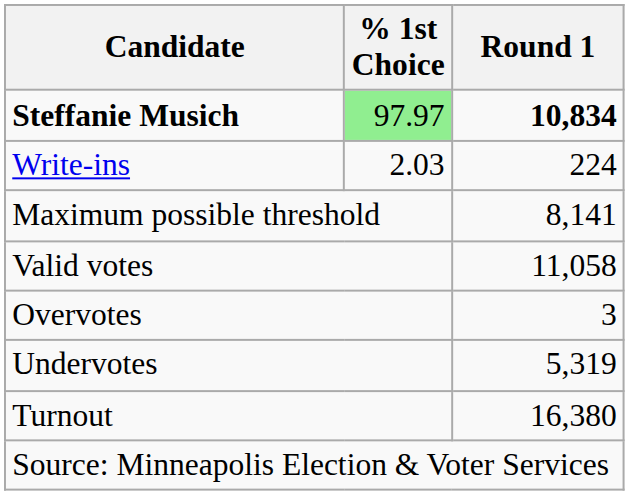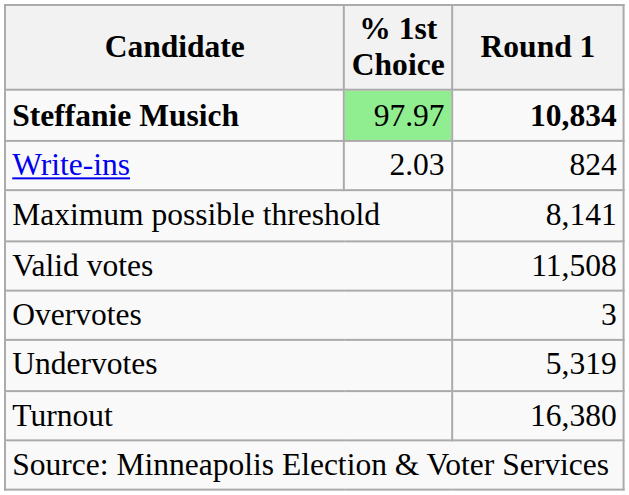(593, 164) 224 -> (593, 164) 824
(574, 264) 11,058 -> (574, 264) 11,508
